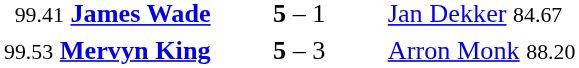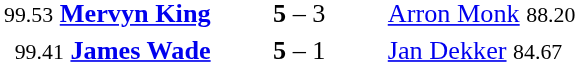rows swapped: (113, 13) <-> (107, 50)
